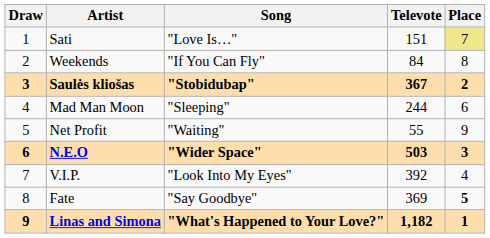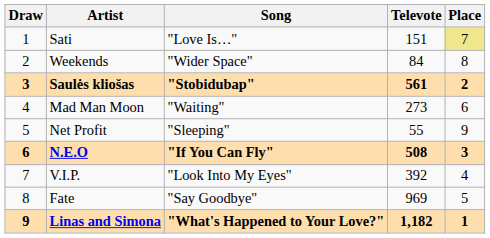(216, 61) "If You Can Fly" -> (210, 61) "Wider Space"
(416, 84) 367 -> (416, 84) 561
(199, 107) "Sleeping" -> (196, 107) "Waiting"
(416, 107) 244 -> (416, 107) 273
(196, 130) "Waiting" -> (199, 130) "Sleeping"
(215, 152) "Wider Space" -> (221, 152) "If You Can Fly"
(416, 152) 503 -> (416, 152) 508
(416, 198) 369 -> (416, 198) 969
(465, 198) bold -> (465, 198) normal
